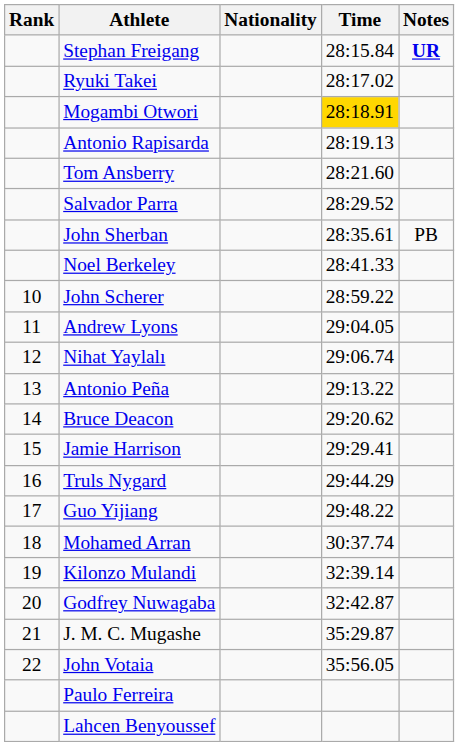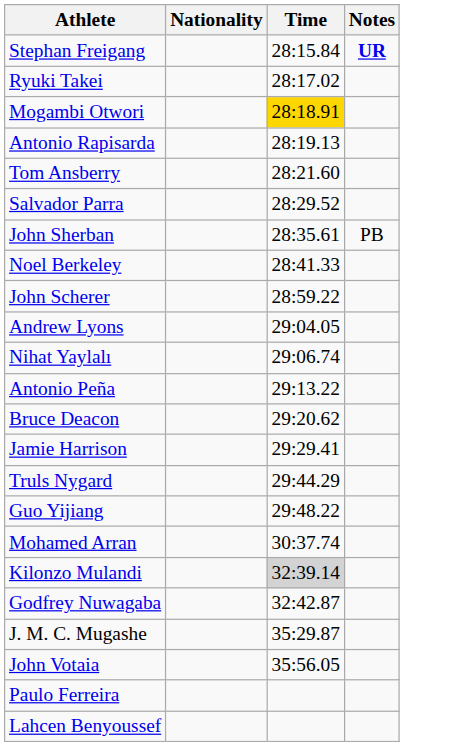- column: (32, 19)
(360, 572) no background -> (306, 572) lightgrey background
